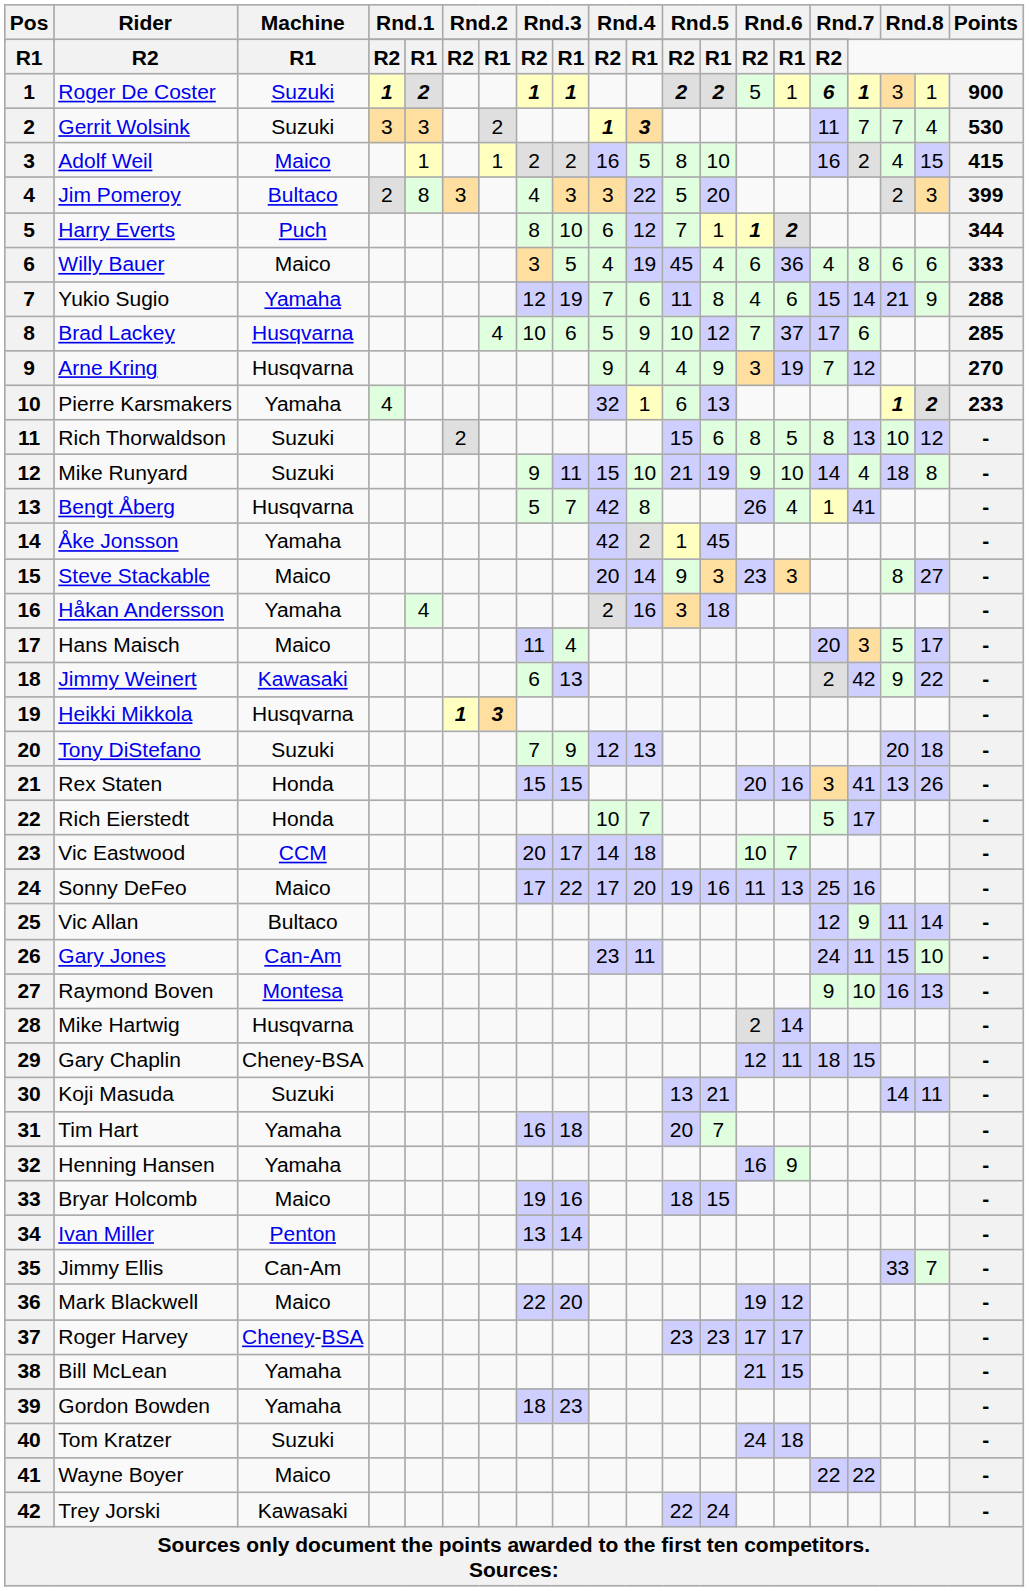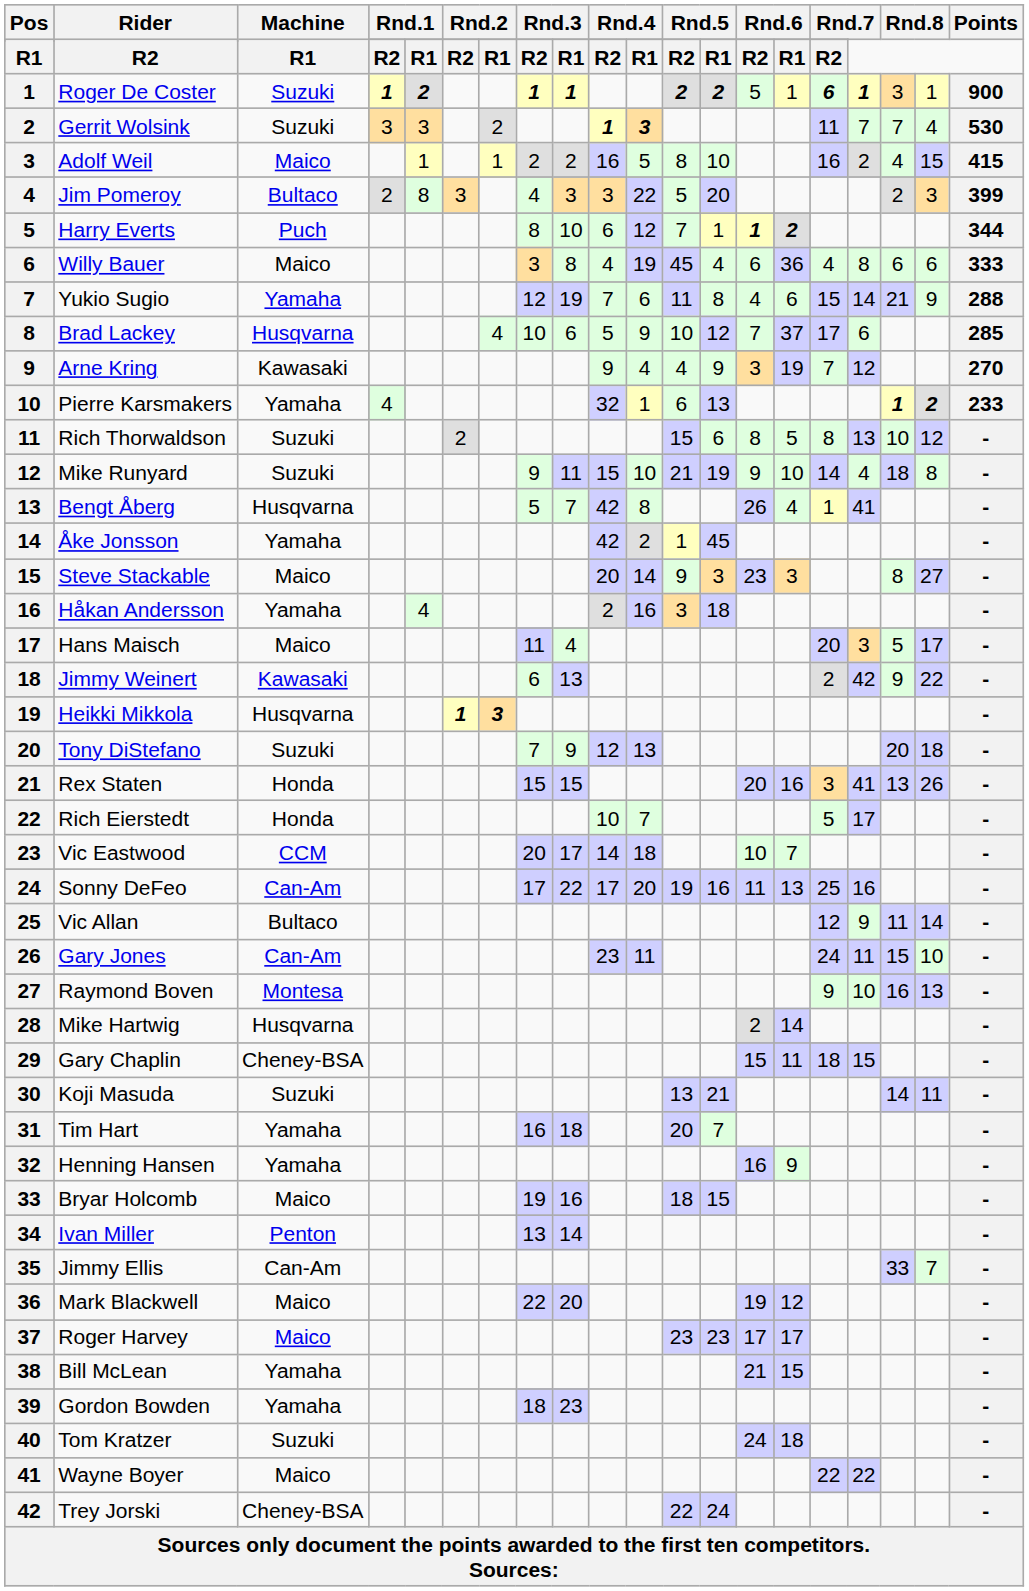(571, 264) 5 -> (571, 264) 8
(303, 368) Husqvarna -> (303, 368) Kawasaki
(303, 887) Maico -> (303, 887) Can-Am
(755, 1060) 12 -> (755, 1060) 15
(303, 1336) Cheney-BSA -> (303, 1336) Maico
(303, 1509) Kawasaki -> (303, 1509) Cheney-BSA
